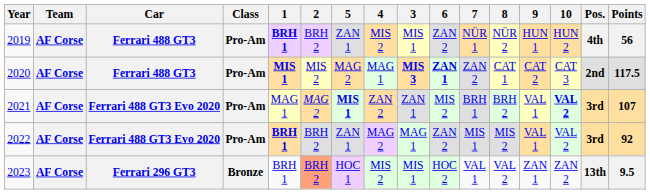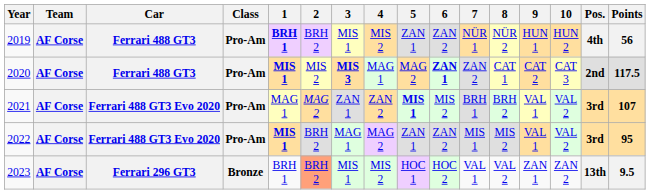columns swapped: (413, 14) <-> (348, 14)
(566, 106) bold -> (566, 106) normal
(284, 139) BRH 1 -> (284, 139) MIS 1
(627, 139) 92 -> (627, 139) 95
